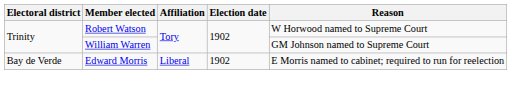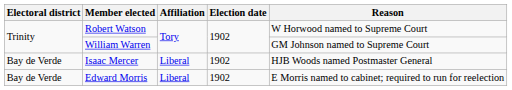+ row: (112, 61)
